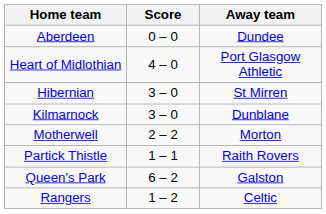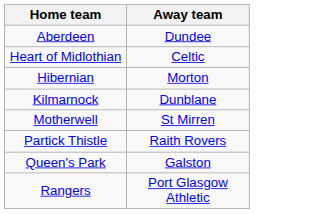- column: (163, 15)
(260, 64) Port Glasgow Athletic -> (188, 57) Celtic
(260, 93) St Mirren -> (188, 78) Morton
(260, 135) Morton -> (188, 120) St Mirren
(260, 198) Celtic -> (188, 190) Port Glasgow Athletic
